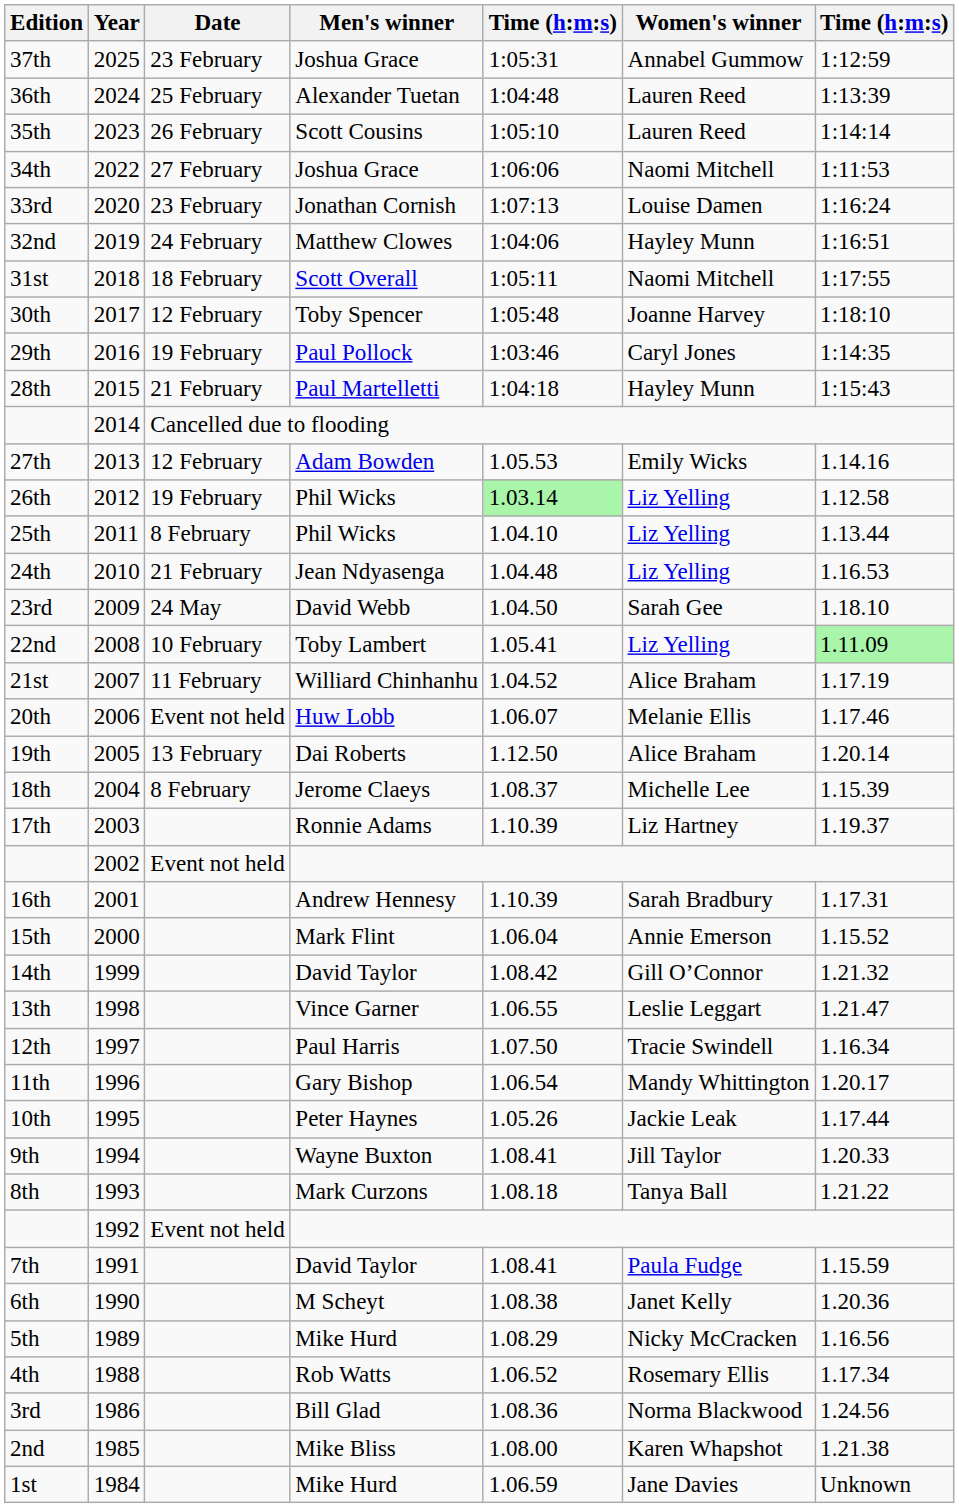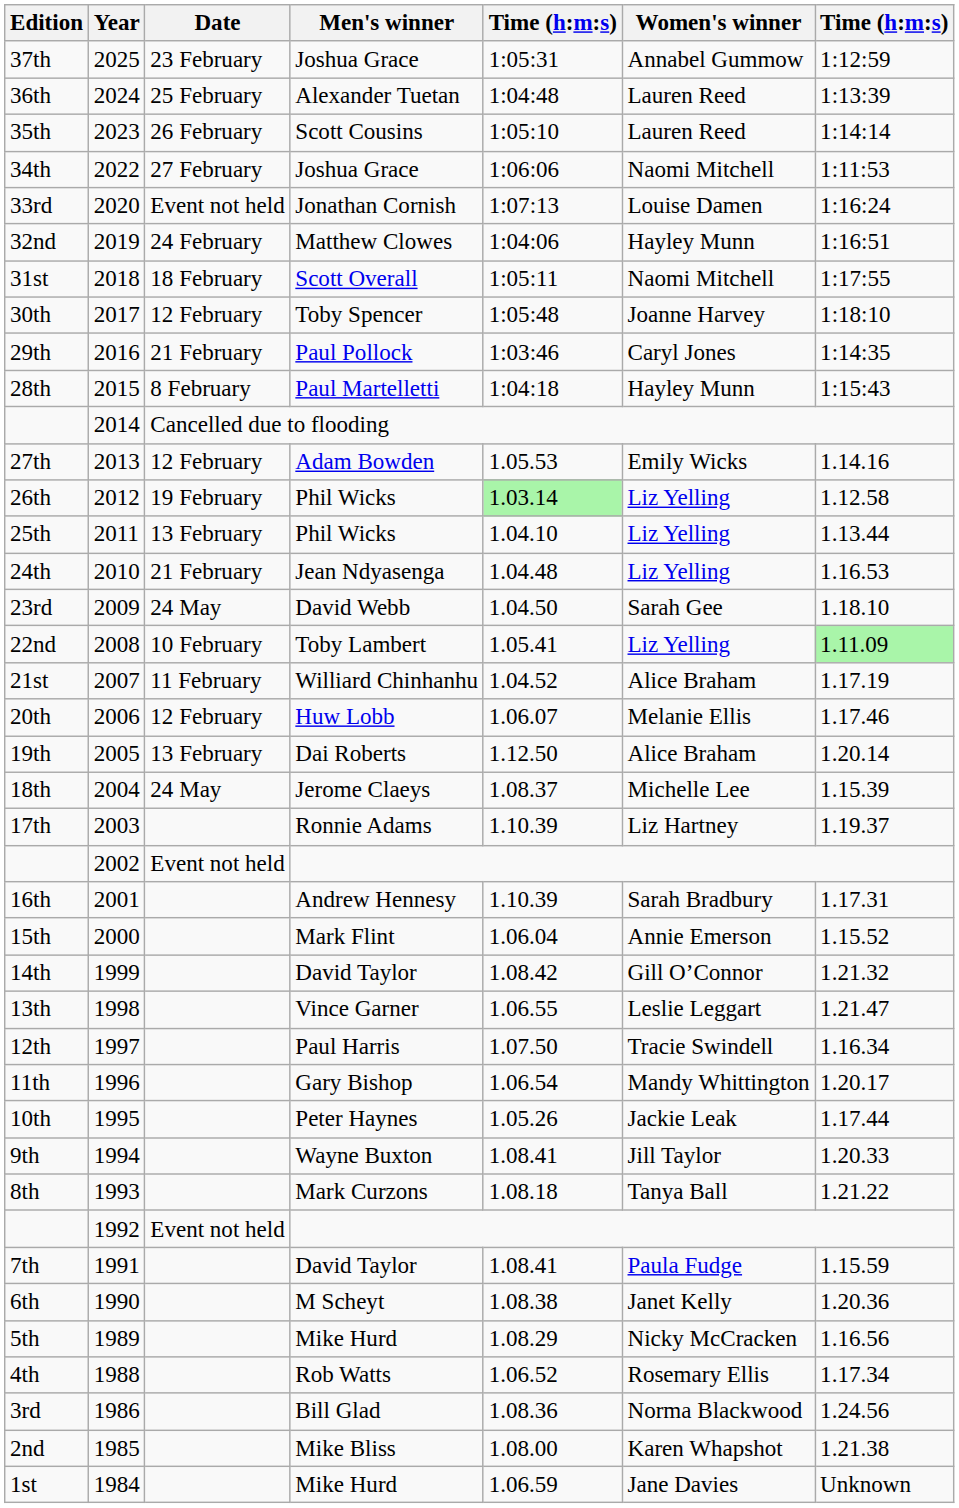(206, 205) 23 February -> (218, 205) Event not held
(206, 351) 19 February -> (206, 351) 21 February
(206, 388) 21 February -> (201, 388) 8 February
(201, 534) 8 February -> (206, 534) 13 February
(218, 717) Event not held -> (206, 717) 12 February
(201, 790) 8 February -> (186, 790) 24 May
